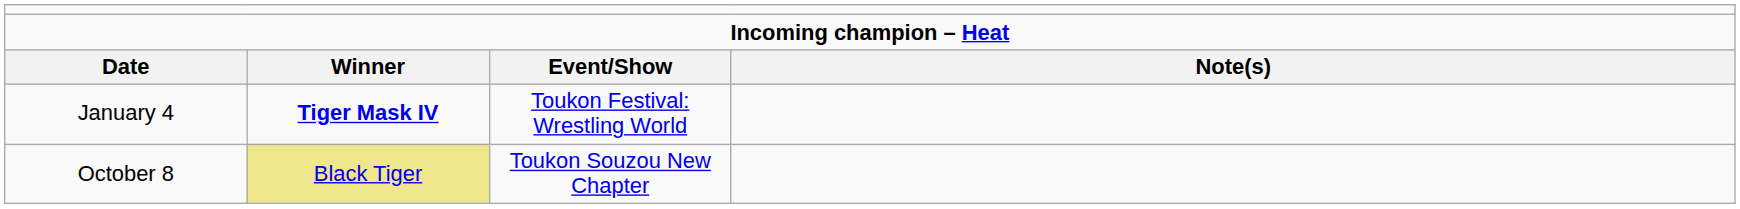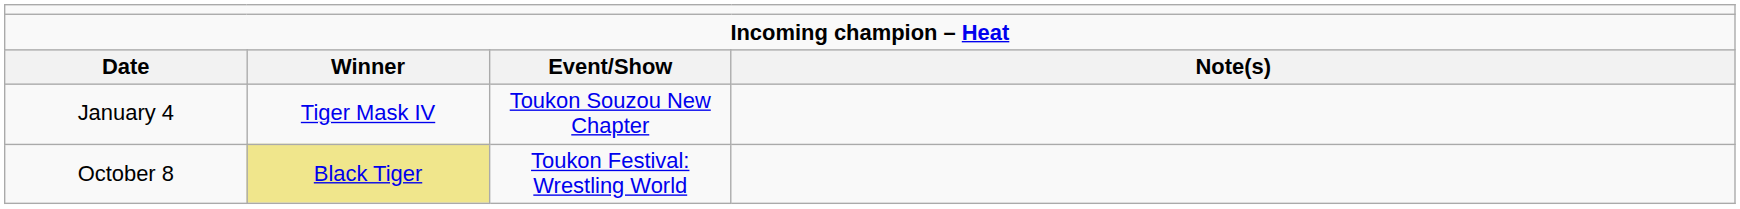(368, 113) bold -> (368, 113) normal
(610, 113) Toukon Festival: Wrestling World -> (610, 113) Toukon Souzou New Chapter
(610, 173) Toukon Souzou New Chapter -> (610, 173) Toukon Festival: Wrestling World
